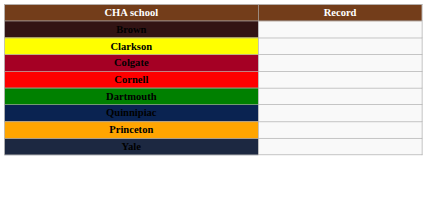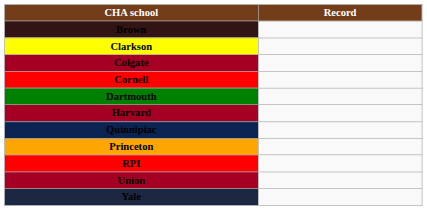+ row: (131, 113)
+ row: (131, 163)
+ row: (131, 180)
